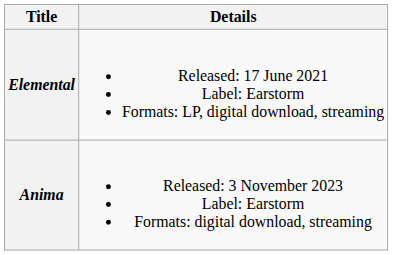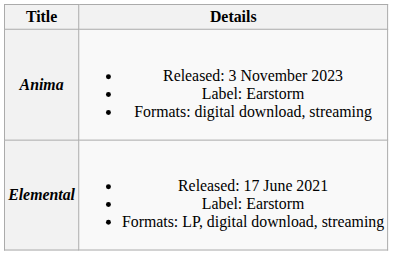rows swapped: (42, 84) <-> (42, 195)
